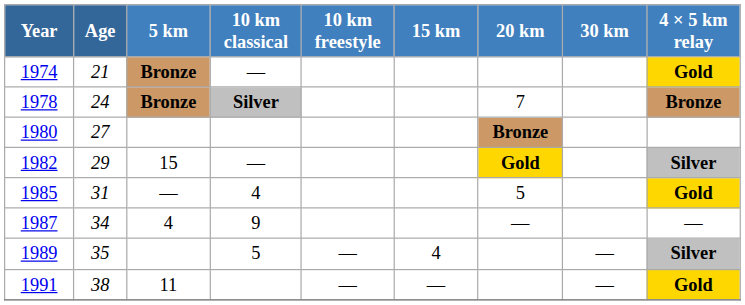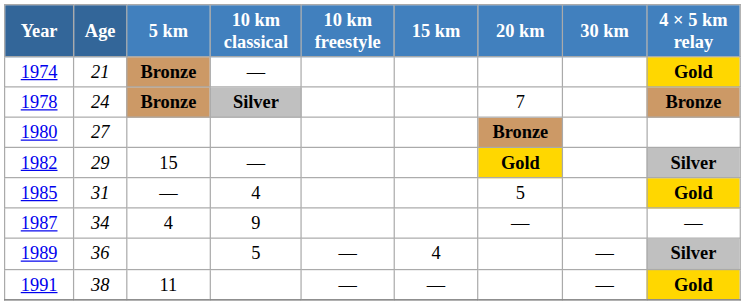(100, 253) 35 -> (100, 253) 36
